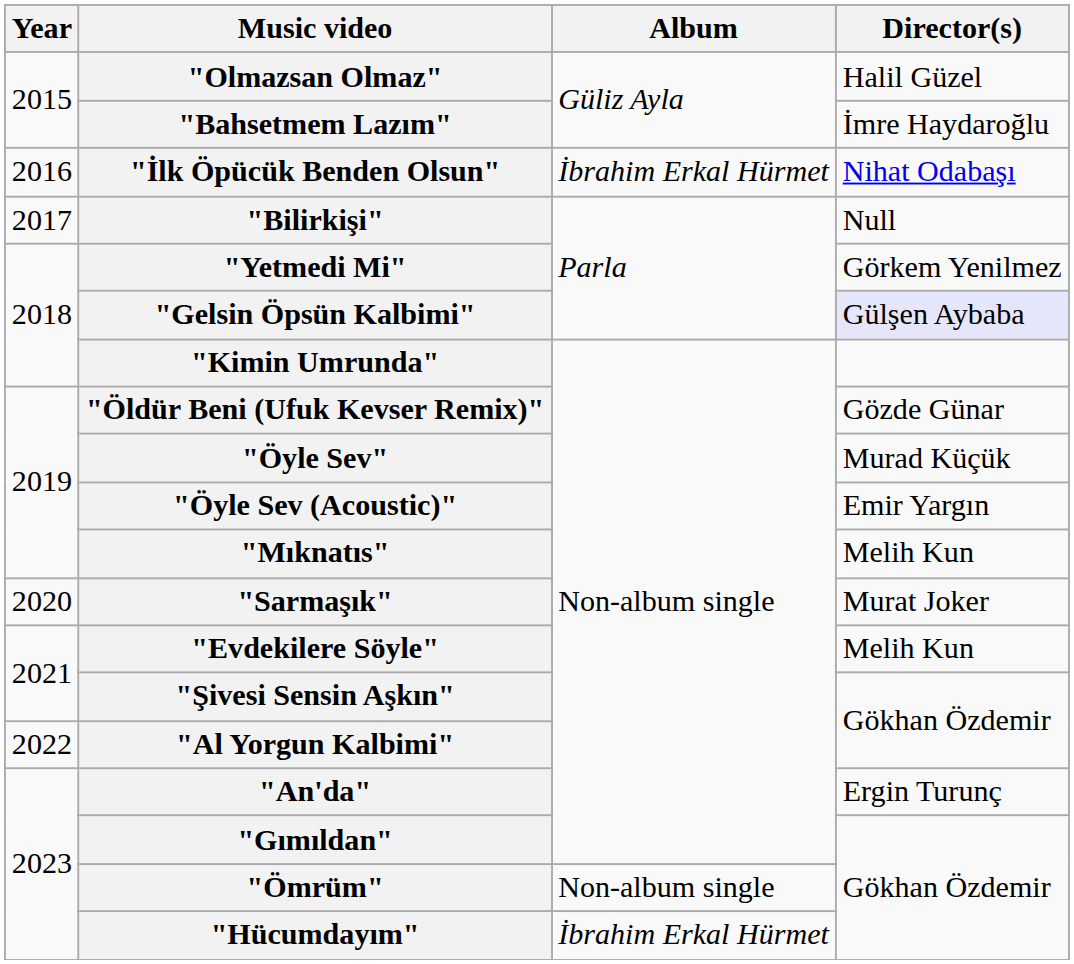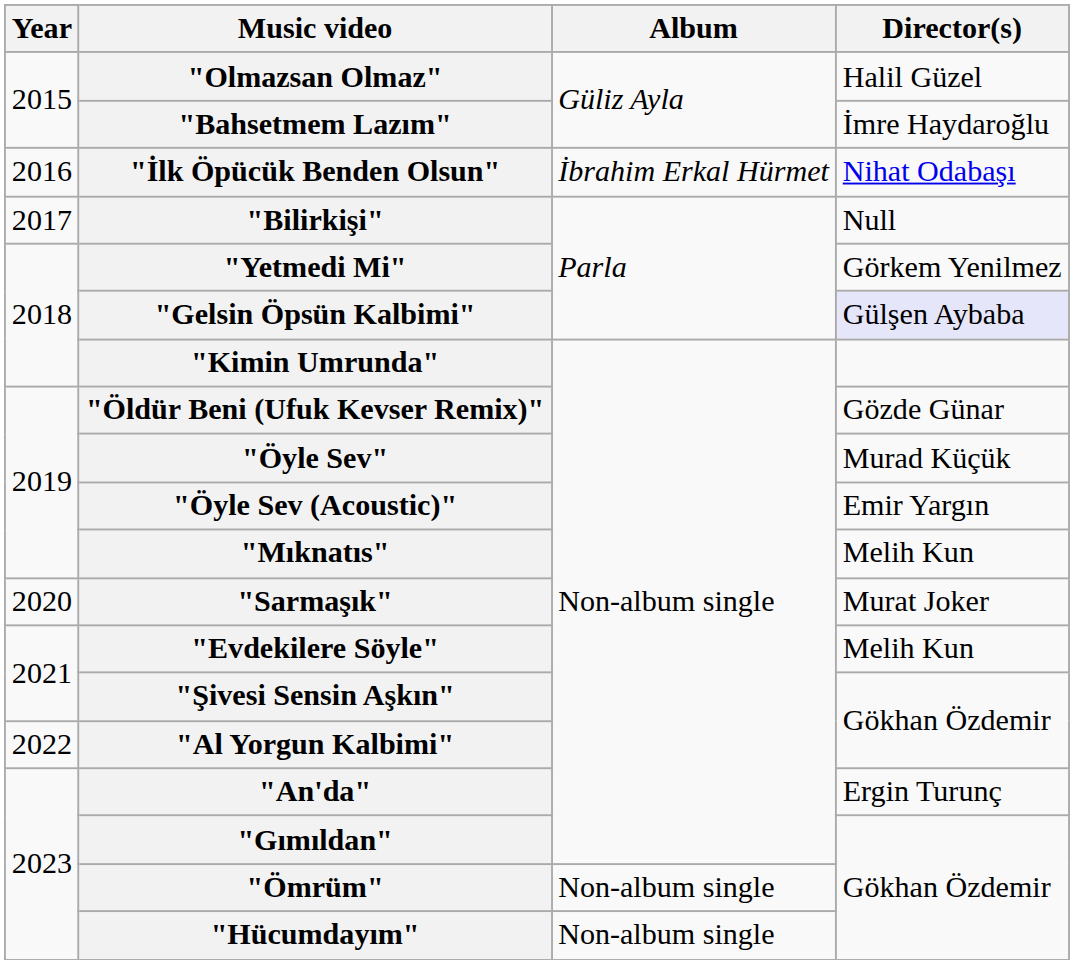(694, 934) İbrahim Erkal Hürmet -> (666, 934) Non-album single
